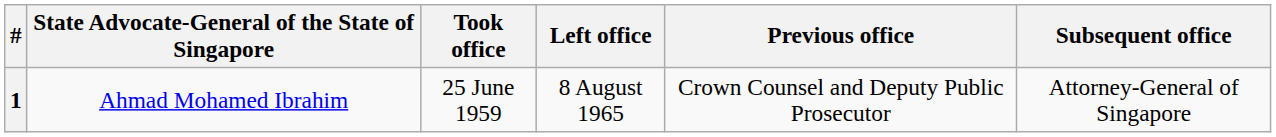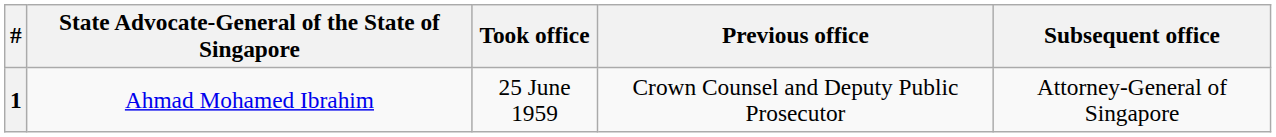- column: (601, 36)
